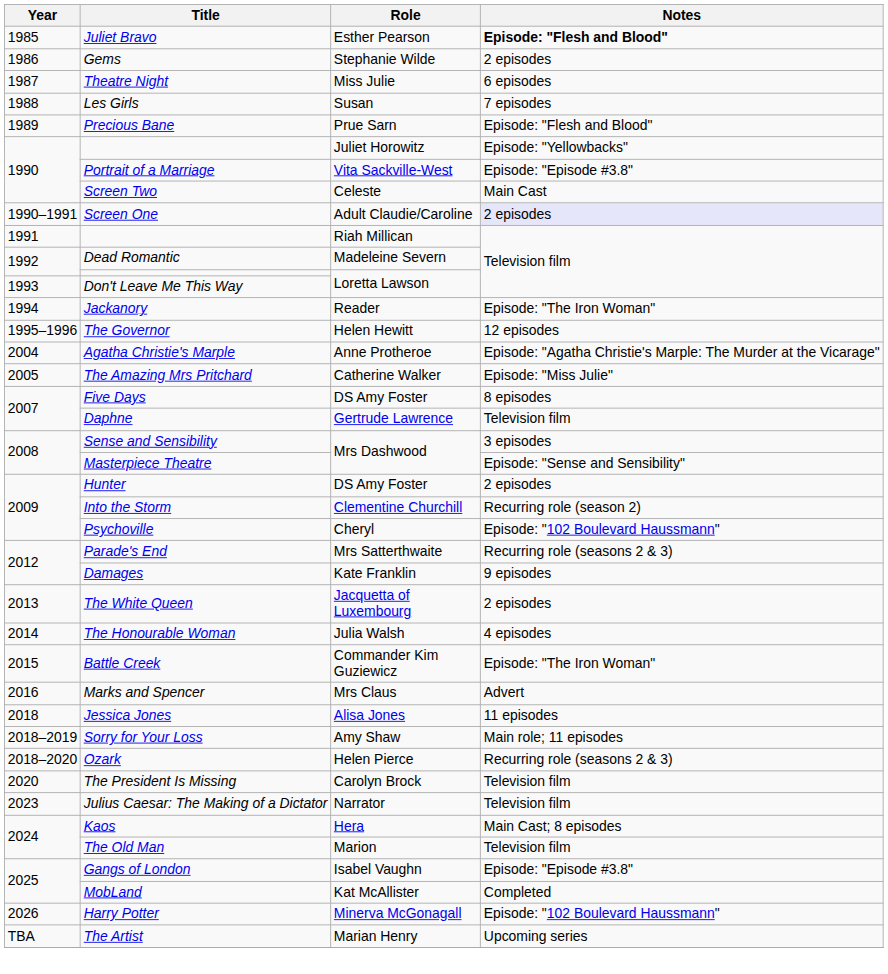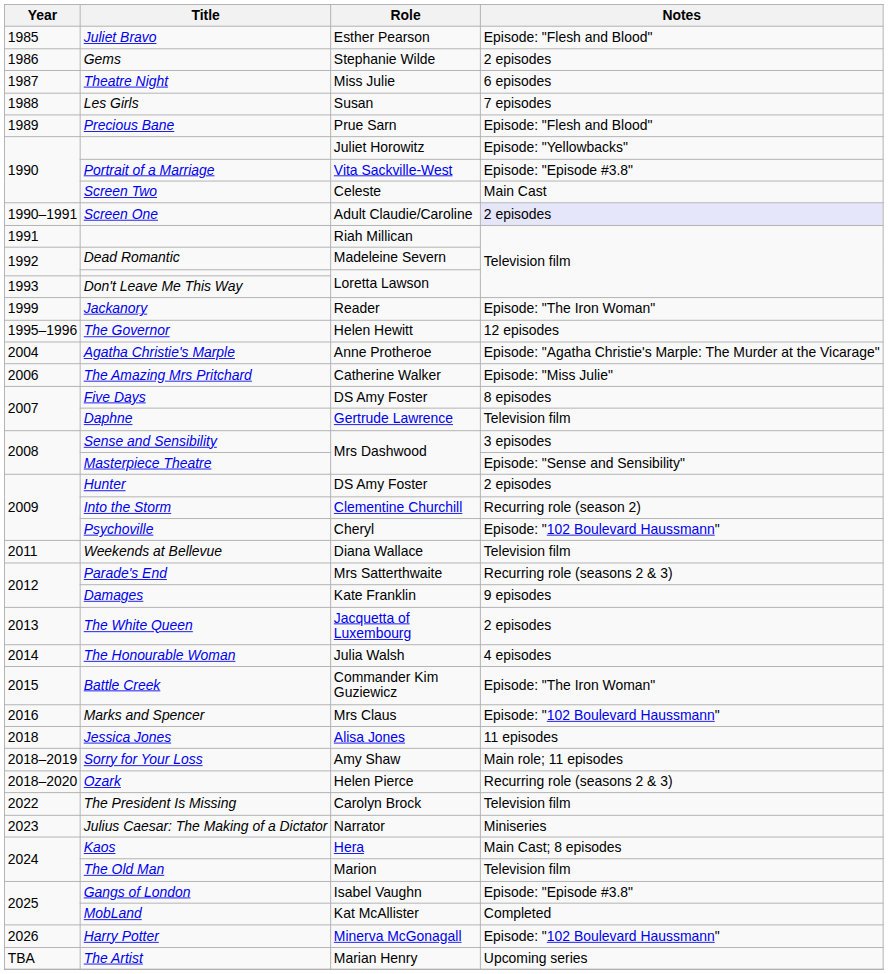(576, 37) bold -> (568, 37) normal
(23, 308) 1994 -> (23, 308) 1999
(23, 375) 2005 -> (23, 375) 2006
+ row: (153, 551)
(504, 693) Advert -> (602, 715) Episode: "102 Boulevard Haussmann"
(23, 781) 2020 -> (23, 803) 2022
(527, 803) Television film -> (515, 825) Miniseries
